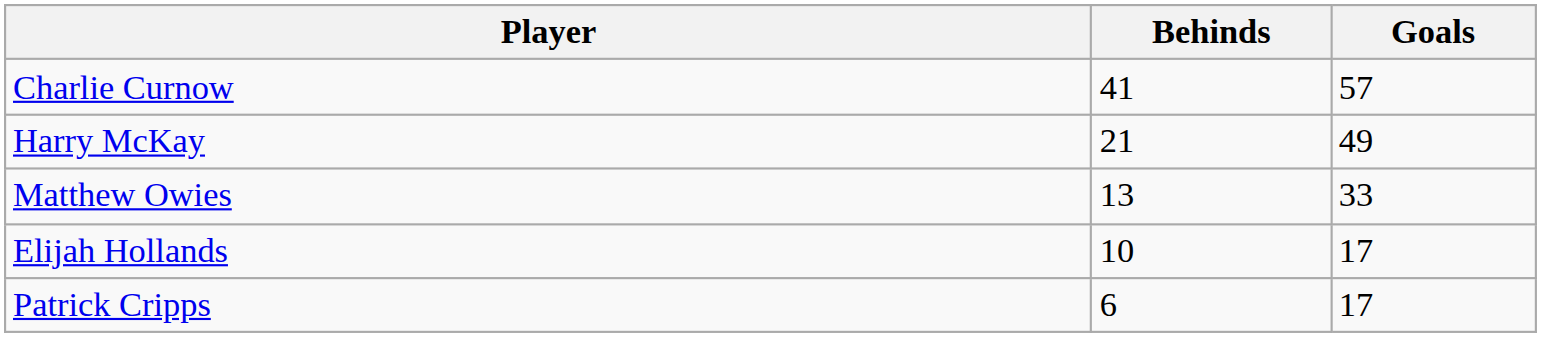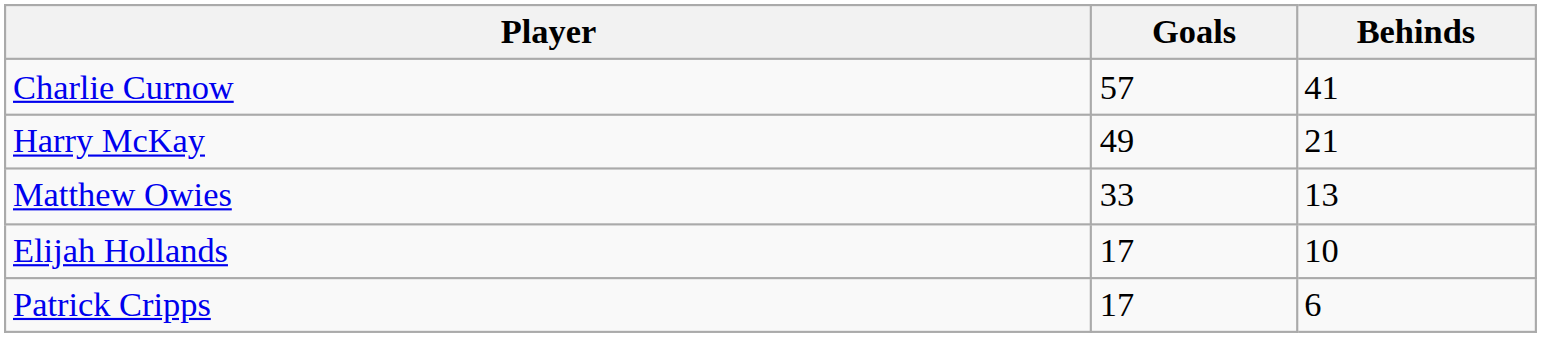columns swapped: (1433, 31) <-> (1211, 31)
